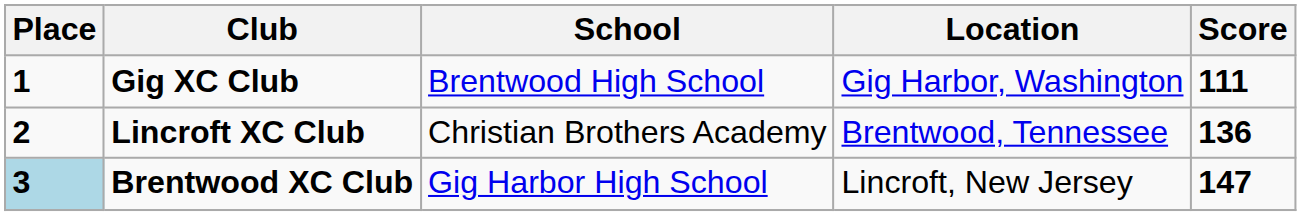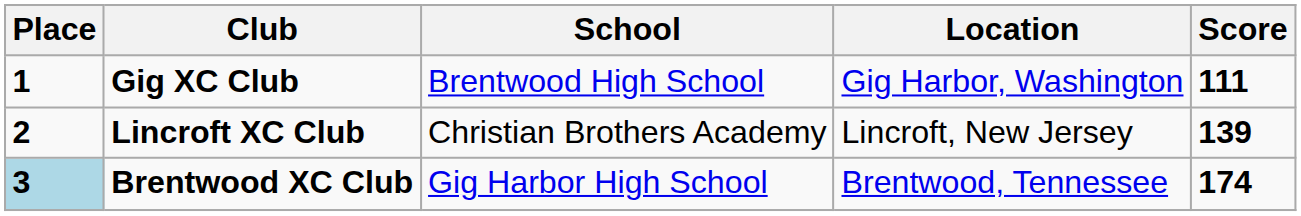(1005, 132) Brentwood, Tennessee -> (987, 132) Lincroft, New Jersey
(1225, 132) 136 -> (1225, 132) 139
(987, 183) Lincroft, New Jersey -> (1005, 183) Brentwood, Tennessee
(1225, 183) 147 -> (1225, 183) 174
